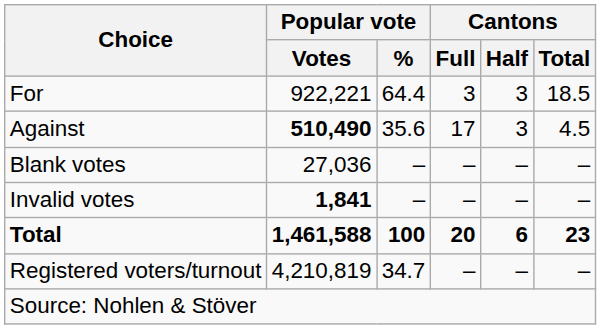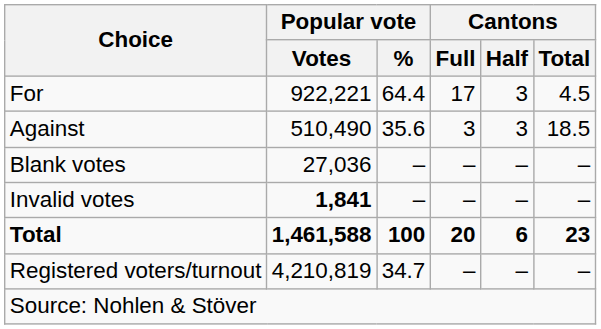(469, 93) 3 -> (463, 93) 17
(568, 93) 18.5 -> (575, 93) 4.5
(331, 128) bold -> (331, 128) normal
(463, 128) 17 -> (469, 128) 3
(575, 128) 4.5 -> (568, 128) 18.5
